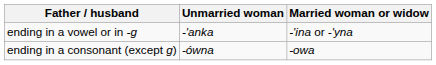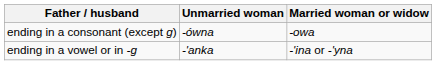rows swapped: (92, 50) <-> (72, 32)
